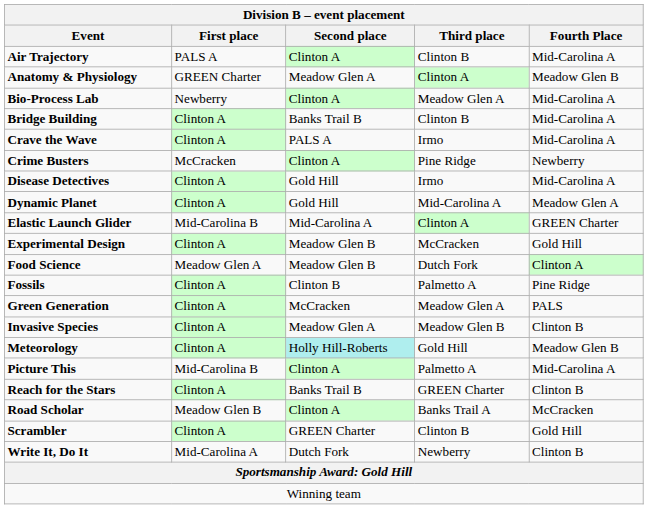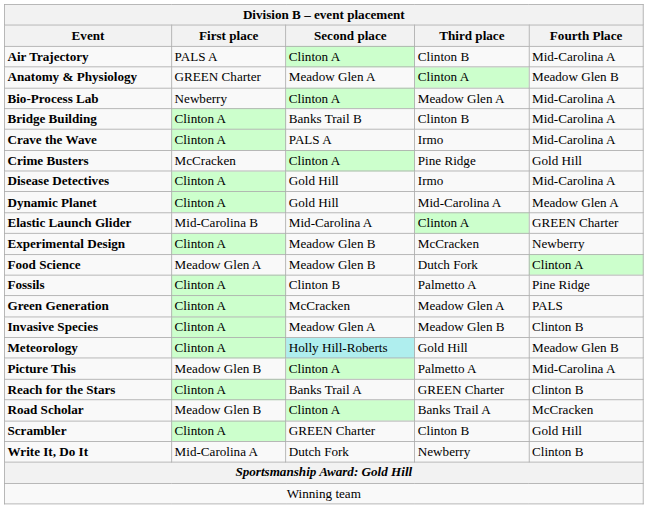(558, 160) Newberry -> (557, 160) Gold Hill
(557, 243) Gold Hill -> (558, 243) Newberry
(216, 368) Mid-Carolina B -> (218, 368) Meadow Glen B
(325, 389) Banks Trail B -> (325, 389) Banks Trail A
